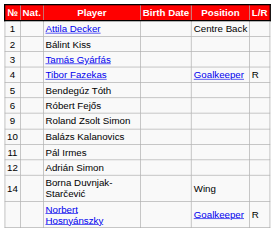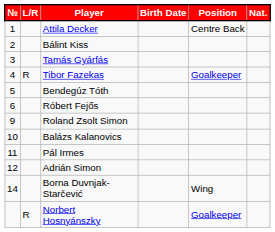columns swapped: (32, 13) <-> (260, 13)
